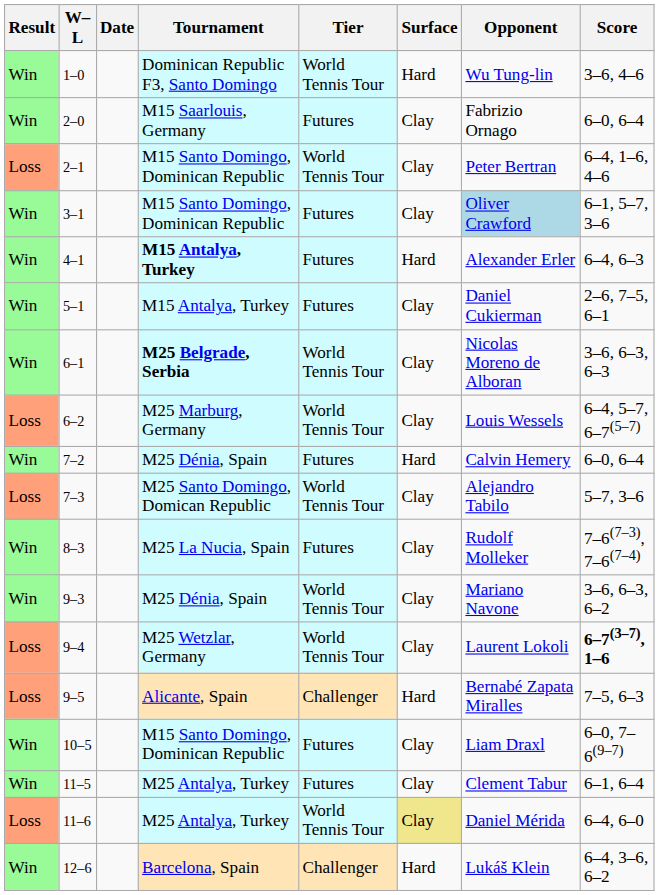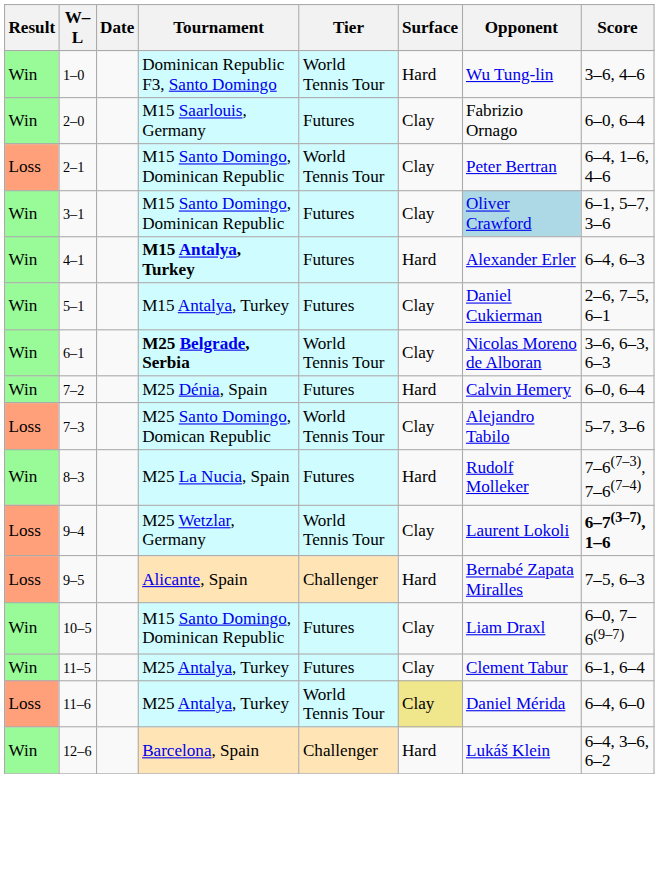- row: (74, 421)
(418, 547) Clay -> (419, 477) Hard
- row: (74, 599)
